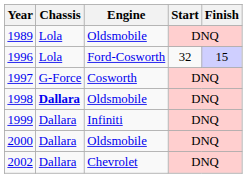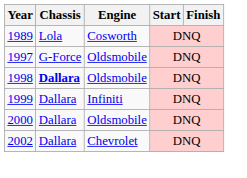(117, 36) Oldsmobile -> (112, 36) Cosworth
- row: (20, 57)
(112, 78) Cosworth -> (117, 57) Oldsmobile
